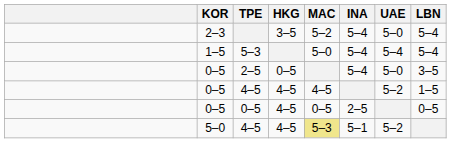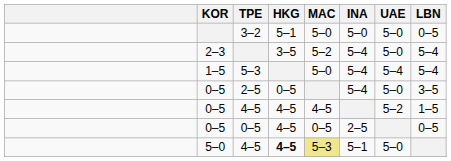+ row: (215, 33)
(286, 128) normal -> (286, 147) bold
(393, 128) 5–2 -> (393, 147) 5–0
